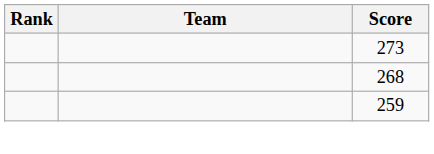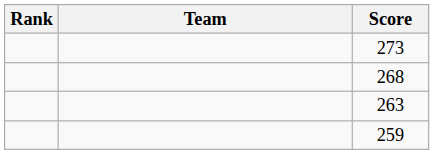+ row: (390, 105)
